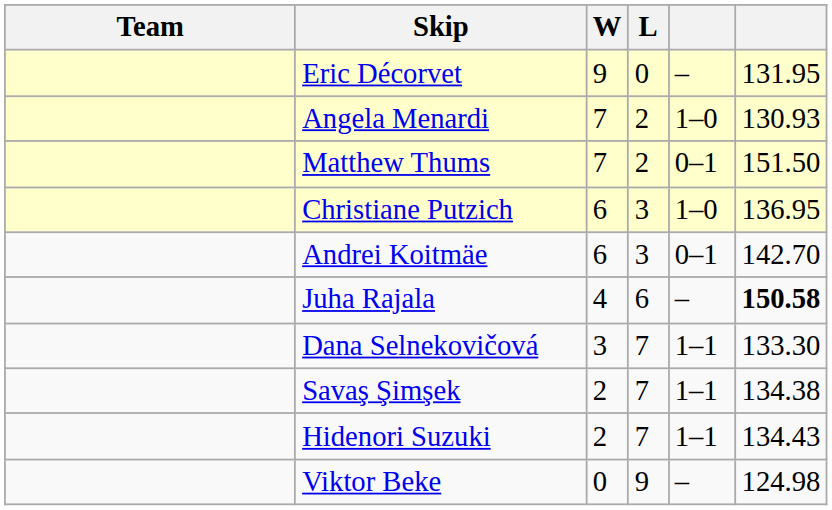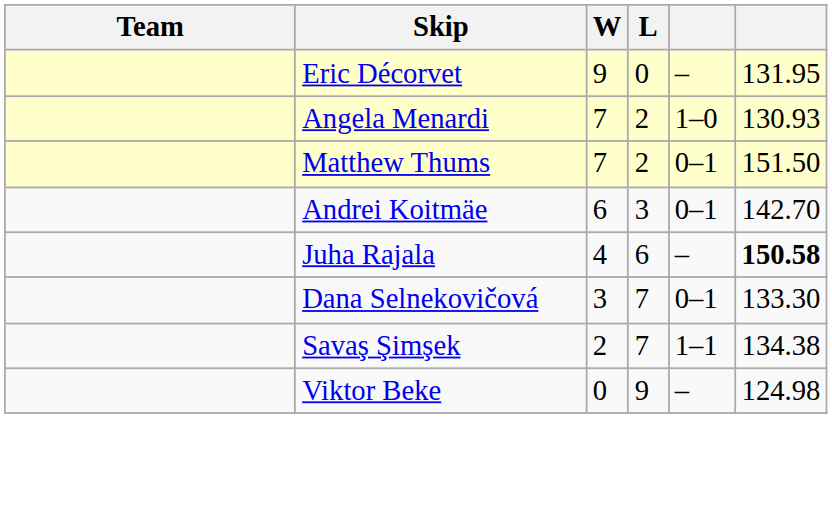- row: (408, 208)
(696, 345) 1–1 -> (696, 299) 0–1
- row: (396, 436)
